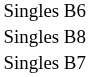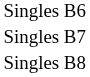rows swapped: (45, 62) <-> (45, 37)
